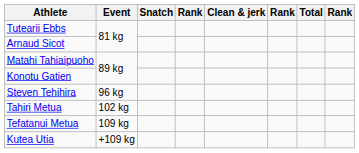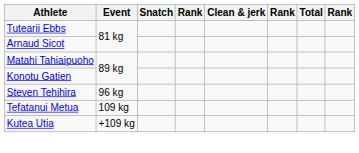- row: (34, 108)
